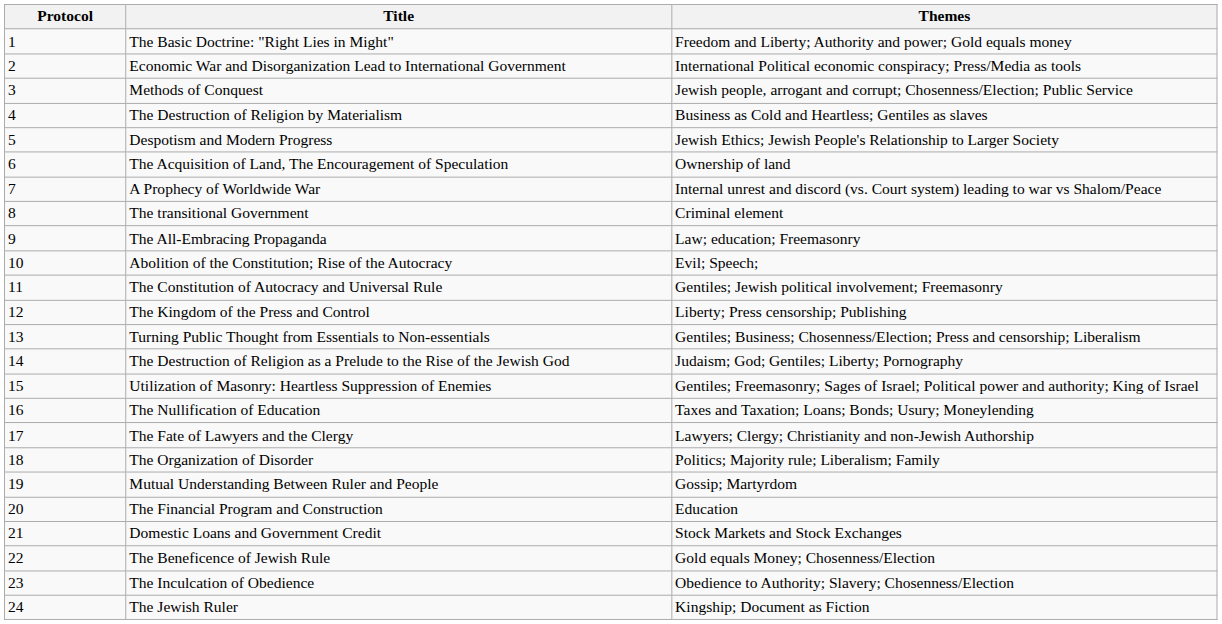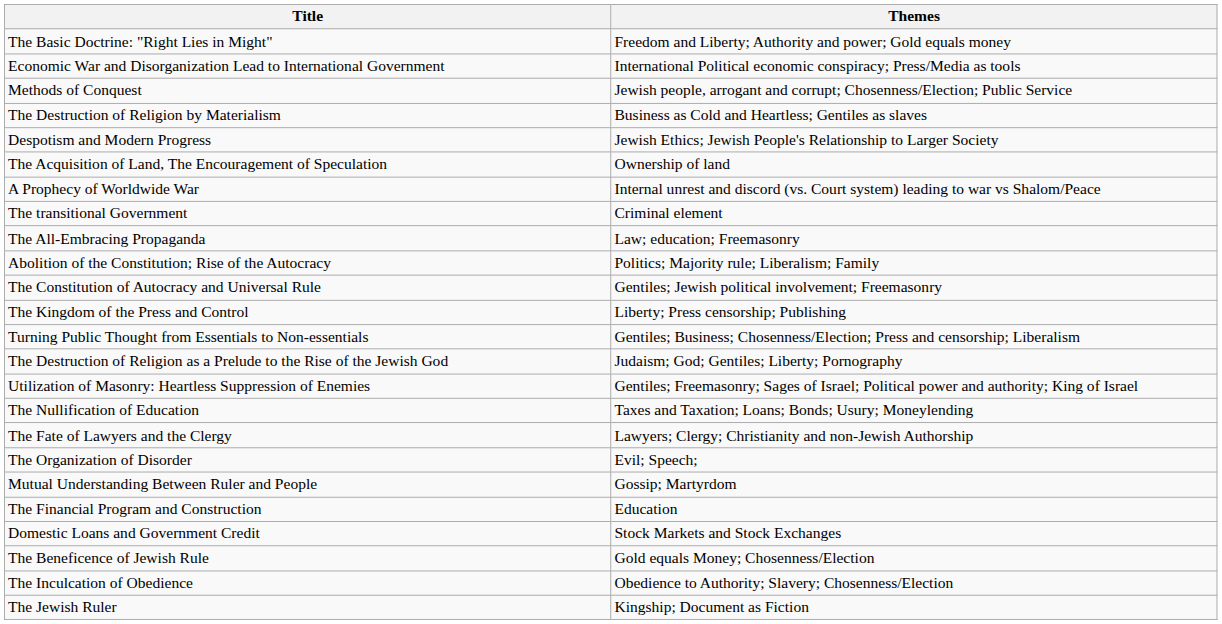- column: (65, 16)
(717, 262) Evil; Speech; -> (747, 262) Politics; Majority rule; Liberalism; Family
(807, 459) Politics; Majority rule; Liberalism; Family -> (656, 459) Evil; Speech;
